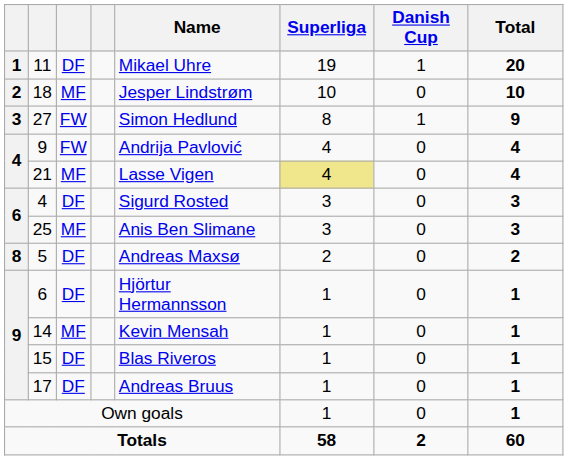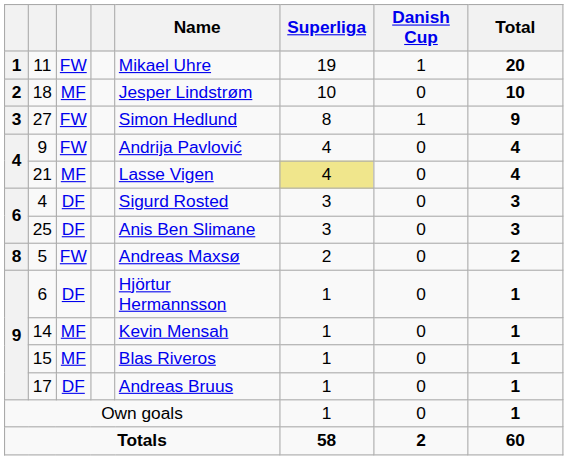(73, 65) DF -> (73, 65) FW
(73, 229) MF -> (73, 229) DF
(73, 256) DF -> (73, 256) FW
(73, 358) DF -> (73, 358) MF
